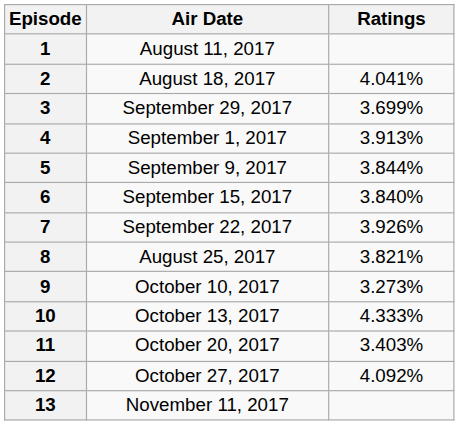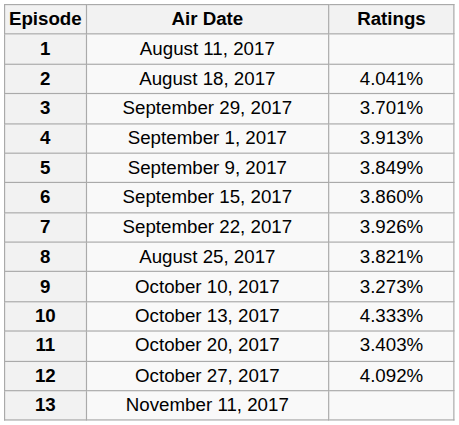(391, 108) 3.699% -> (391, 108) 3.701%
(391, 167) 3.844% -> (391, 167) 3.849%
(391, 197) 3.840% -> (391, 197) 3.860%
